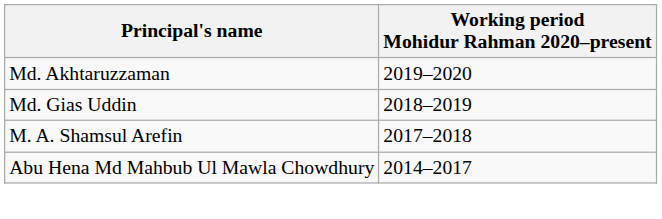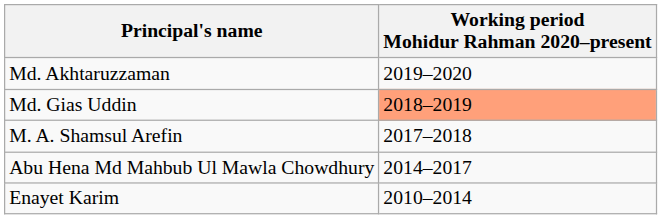(428, 104) no background -> (428, 104) lightsalmon background
+ row: (64, 198)
